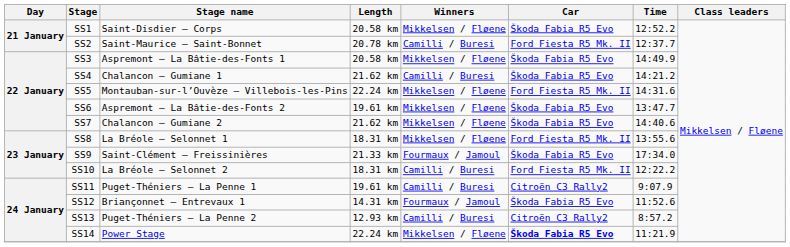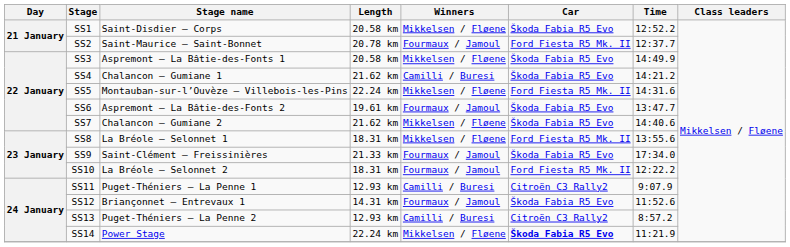(449, 44) Camilli / Buresi -> (452, 44) Fourmaux / Jamoul
(454, 107) Mikkelsen / Fløene -> (452, 107) Fourmaux / Jamoul
(449, 171) Camilli / Buresi -> (452, 171) Fourmaux / Jamoul
(375, 187) 19.61 km -> (375, 187) 12.93 km
